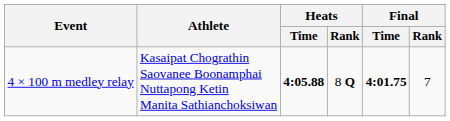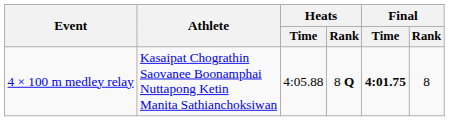(304, 81) bold -> (303, 81) normal
(427, 81) 7 -> (427, 81) 8
